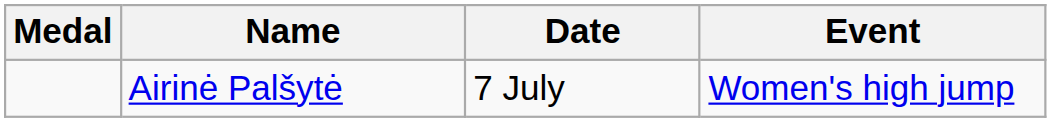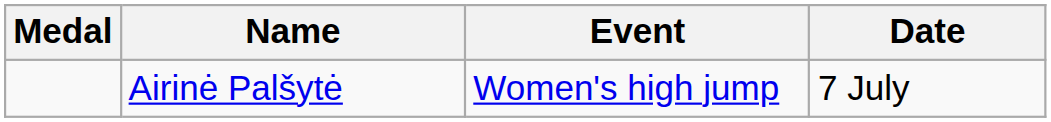columns swapped: (873, 32) <-> (583, 32)
